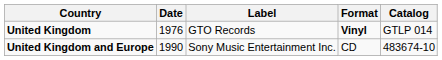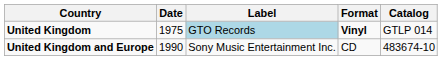(171, 30) 1976 -> (171, 30) 1975
(222, 30) no background -> (222, 30) lightblue background
